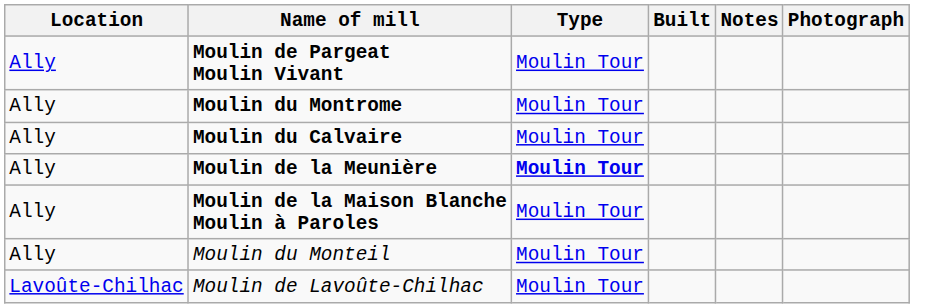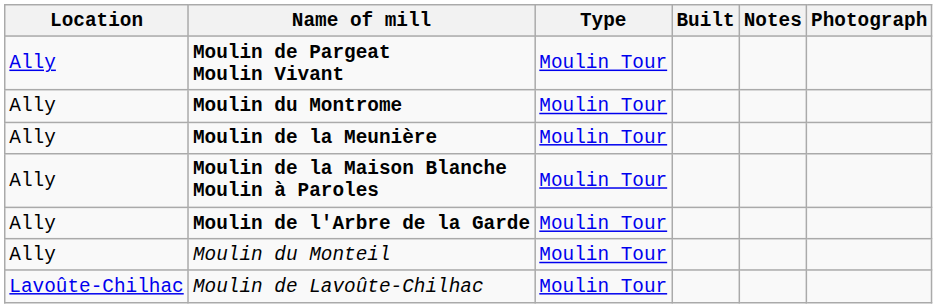- row: (298, 138)
(580, 169) bold -> (603, 138) normal
+ row: (362, 223)
